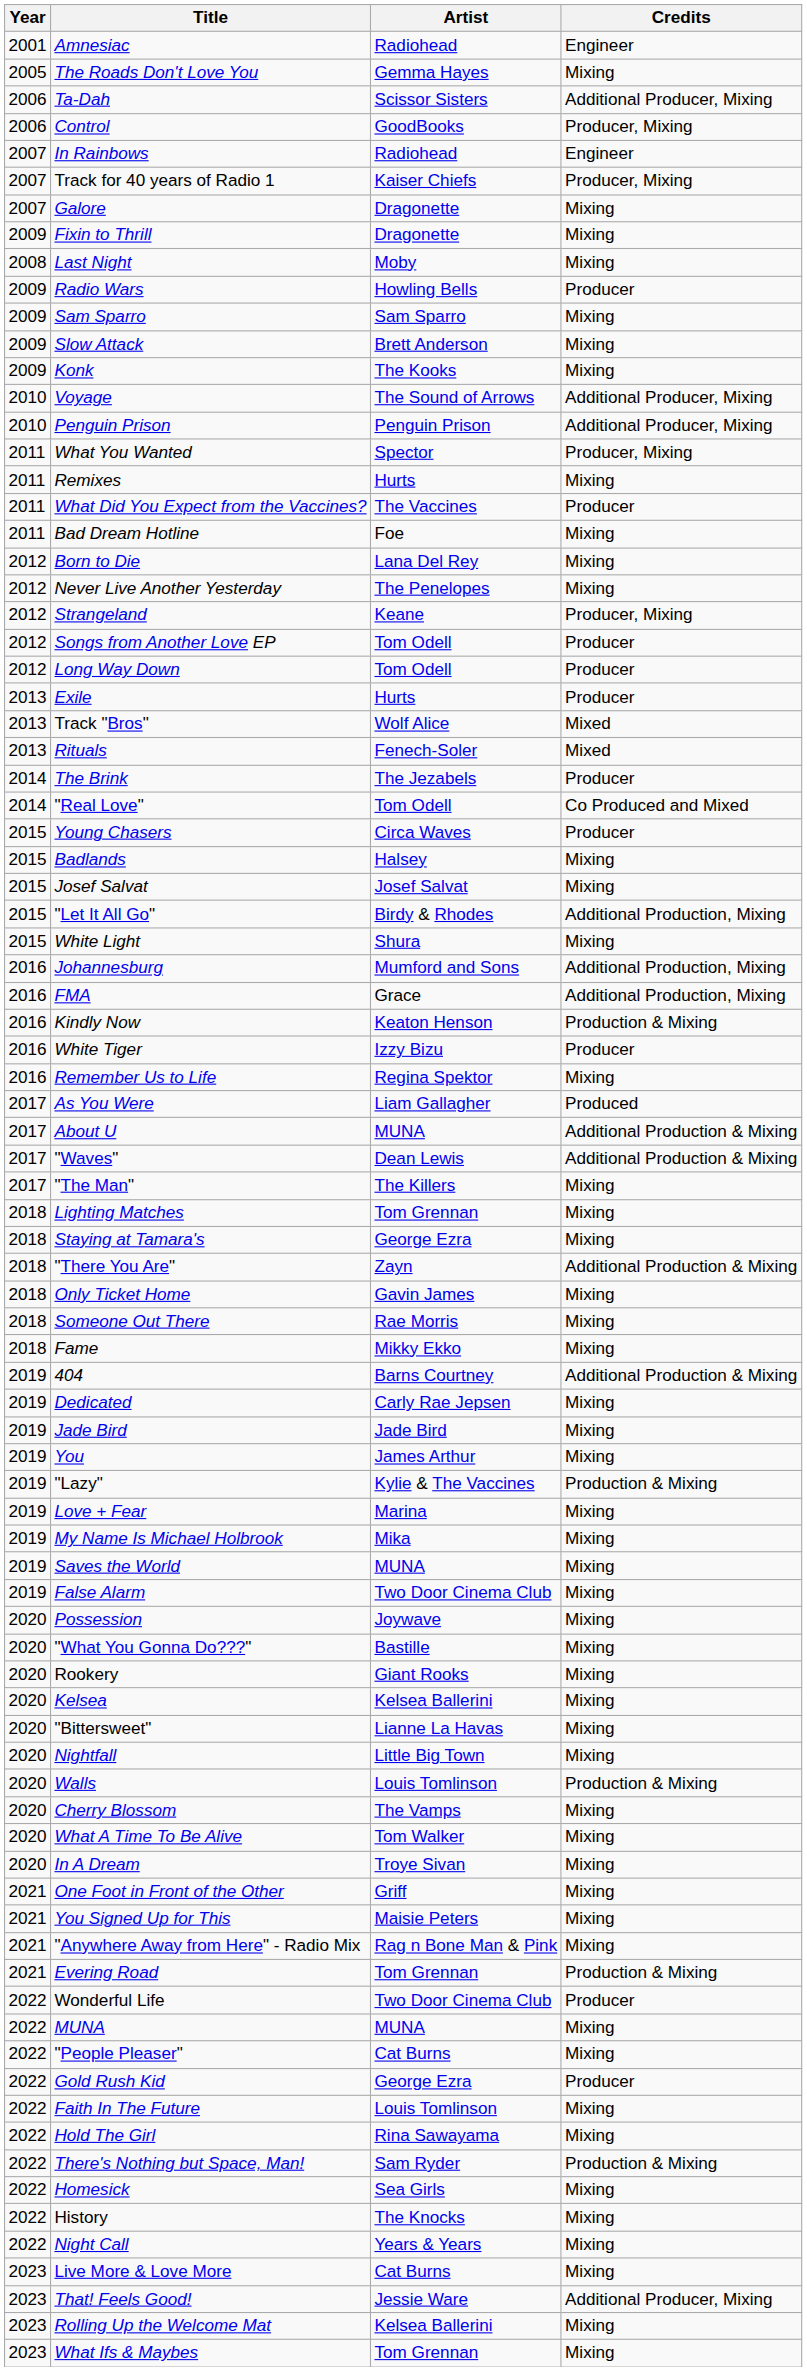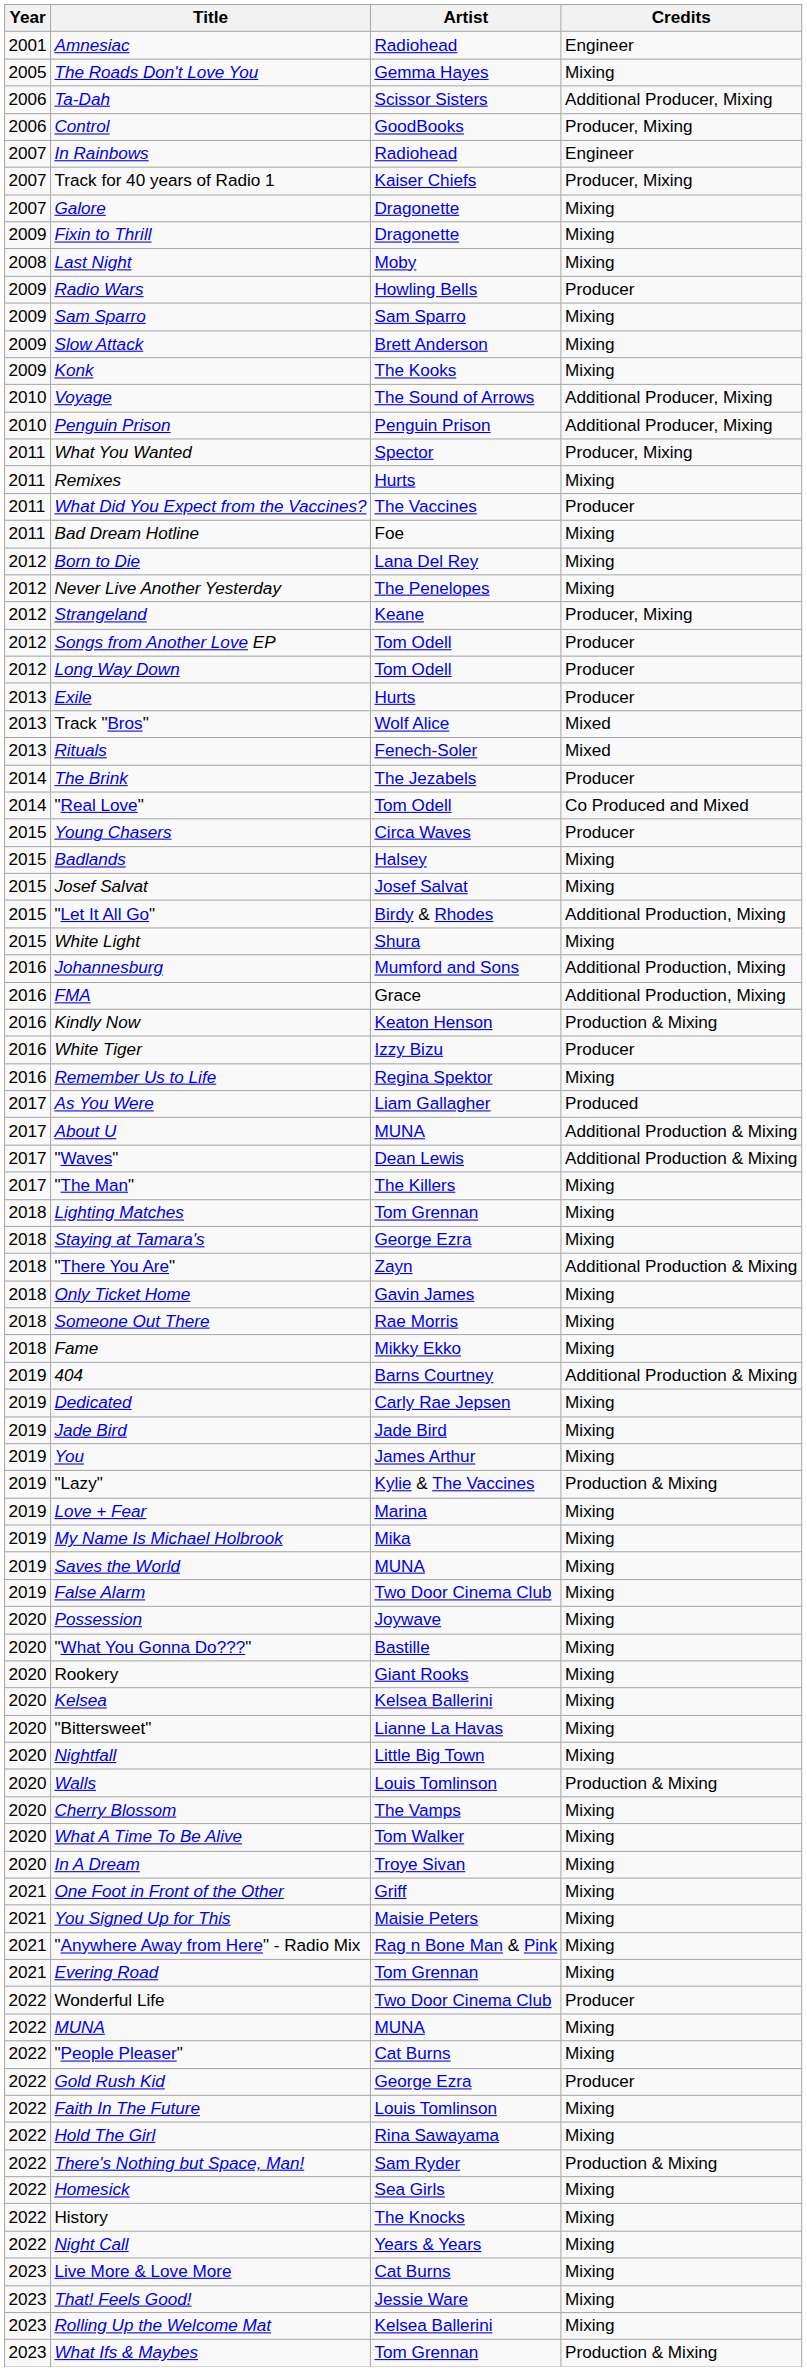(641, 1972) Production & Mixing -> (590, 1972) Mixing
(669, 2298) Additional Producer, Mixing -> (590, 2298) Mixing
(590, 2353) Mixing -> (641, 2353) Production & Mixing
